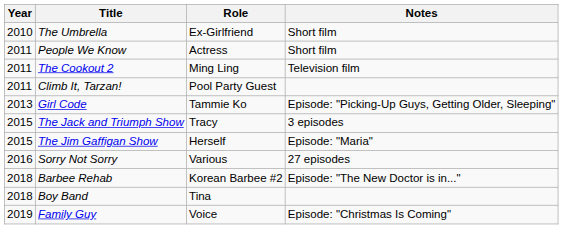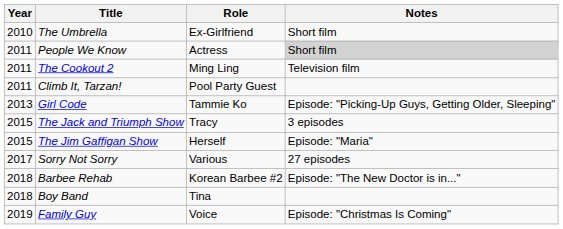(312, 50) no background -> (312, 50) lightgrey background
(20, 159) 2016 -> (20, 159) 2017
